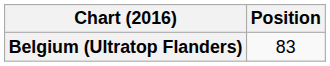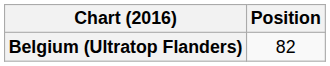(286, 46) 83 -> (286, 46) 82
